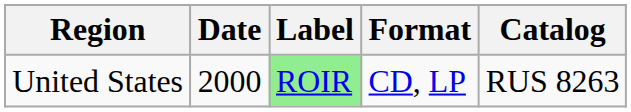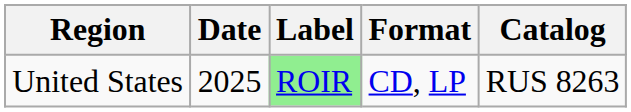(230, 80) 2000 -> (230, 80) 2025
